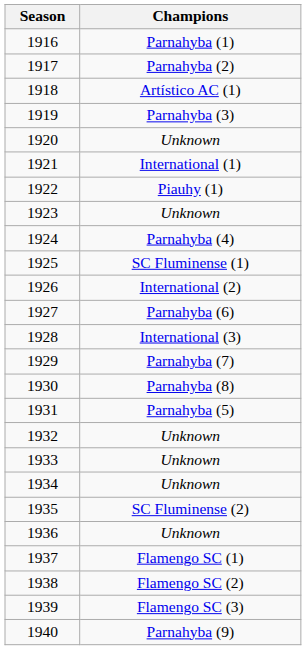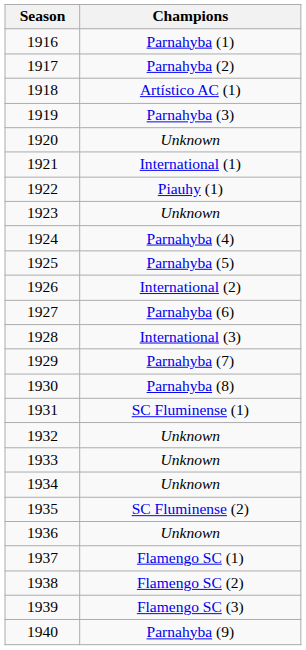(190, 262) SC Fluminense (1) -> (190, 262) Parnahyba (5)
(190, 410) Parnahyba (5) -> (190, 410) SC Fluminense (1)
